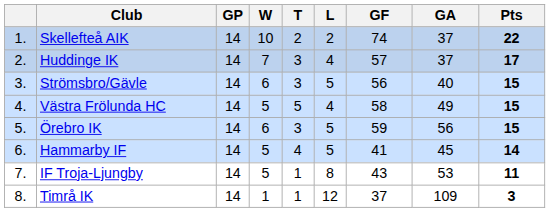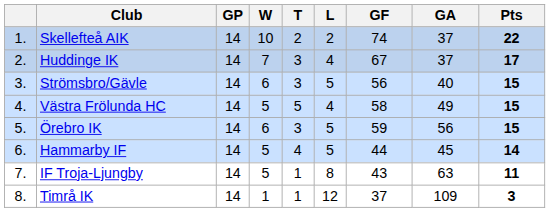(379, 60) 57 -> (379, 60) 67
(379, 151) 41 -> (379, 151) 44
(445, 173) 53 -> (445, 173) 63
